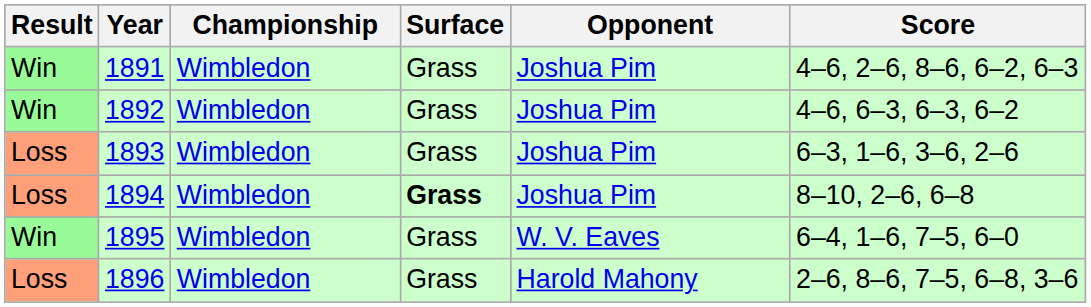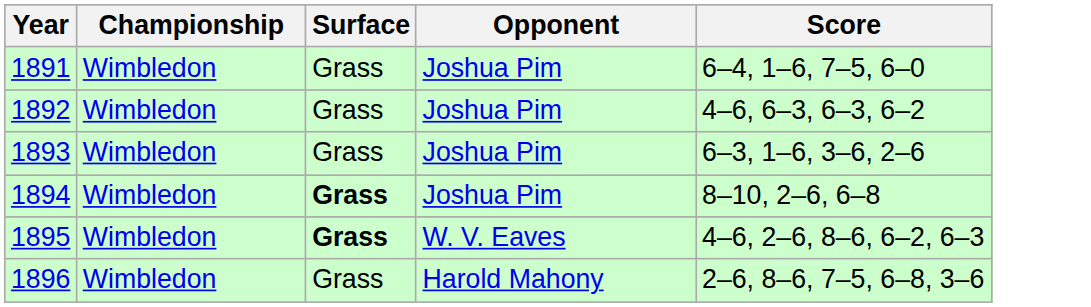- column: (52, 25)
(937, 68) 4–6, 2–6, 8–6, 6–2, 6–3 -> (813, 68) 6–4, 1–6, 7–5, 6–0
(442, 237) normal -> (350, 237) bold
(907, 237) 6–4, 1–6, 7–5, 6–0 -> (843, 237) 4–6, 2–6, 8–6, 6–2, 6–3
